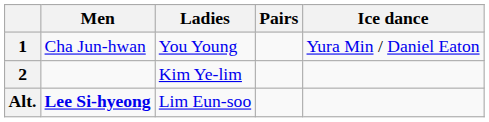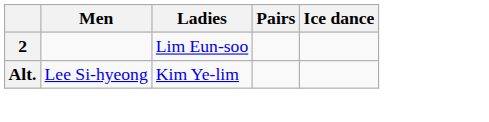- row: (23, 46)
(200, 74) Kim Ye-lim -> (202, 46) Lim Eun-soo
(98, 102) bold -> (96, 74) normal
(205, 102) Lim Eun-soo -> (197, 74) Kim Ye-lim
